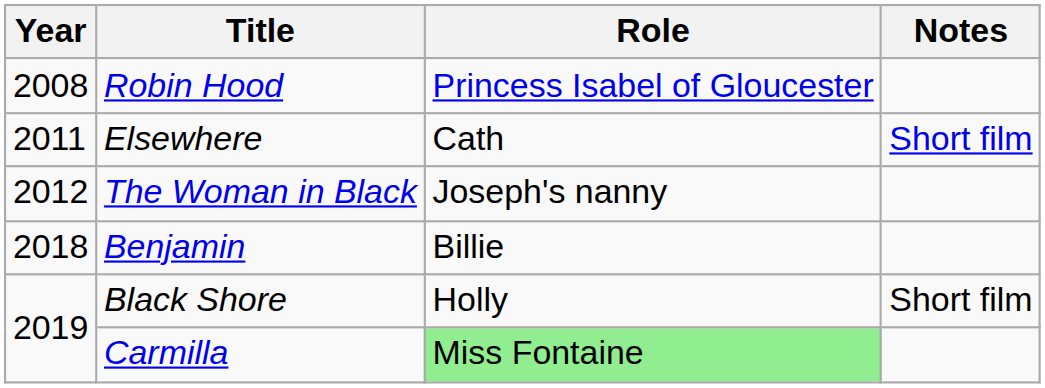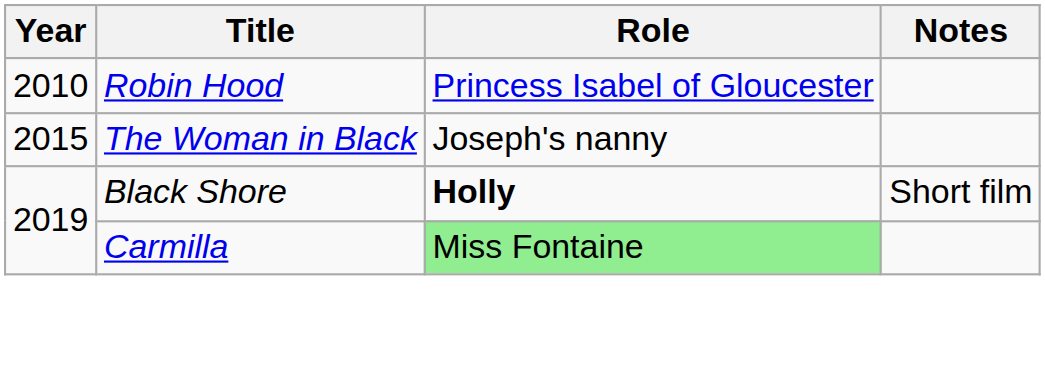(51, 85) 2008 -> (51, 85) 2010
- row: (183, 138)
(51, 192) 2012 -> (51, 138) 2015
- row: (175, 246)
(470, 300) normal -> (474, 192) bold
